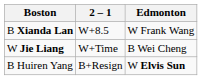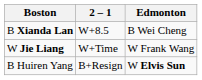(161, 30) W Frank Wang -> (157, 30) B Wei Cheng
(157, 48) B Wei Cheng -> (161, 48) W Frank Wang
